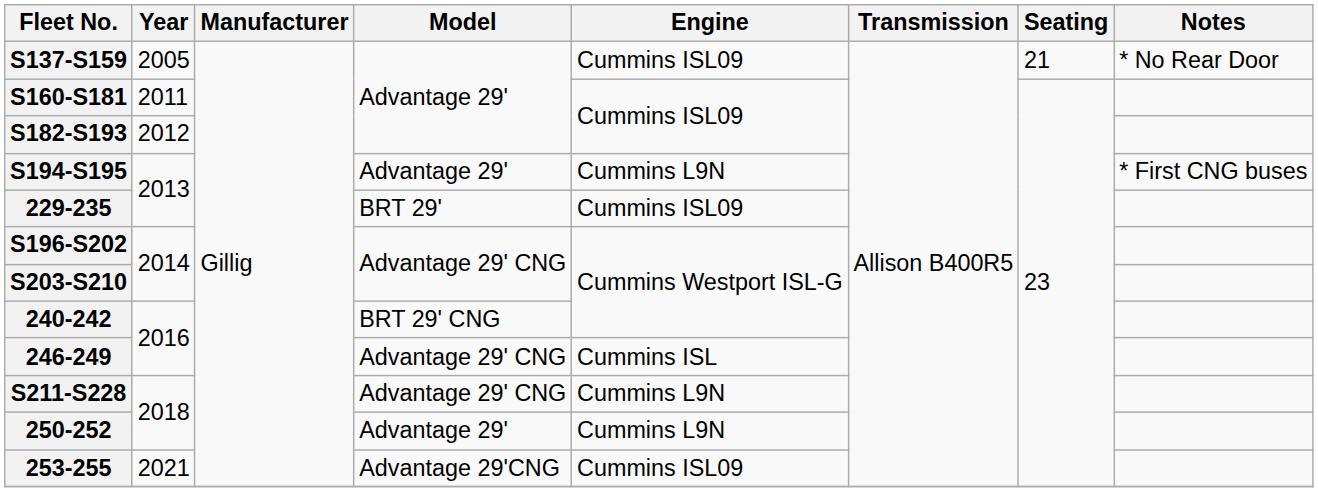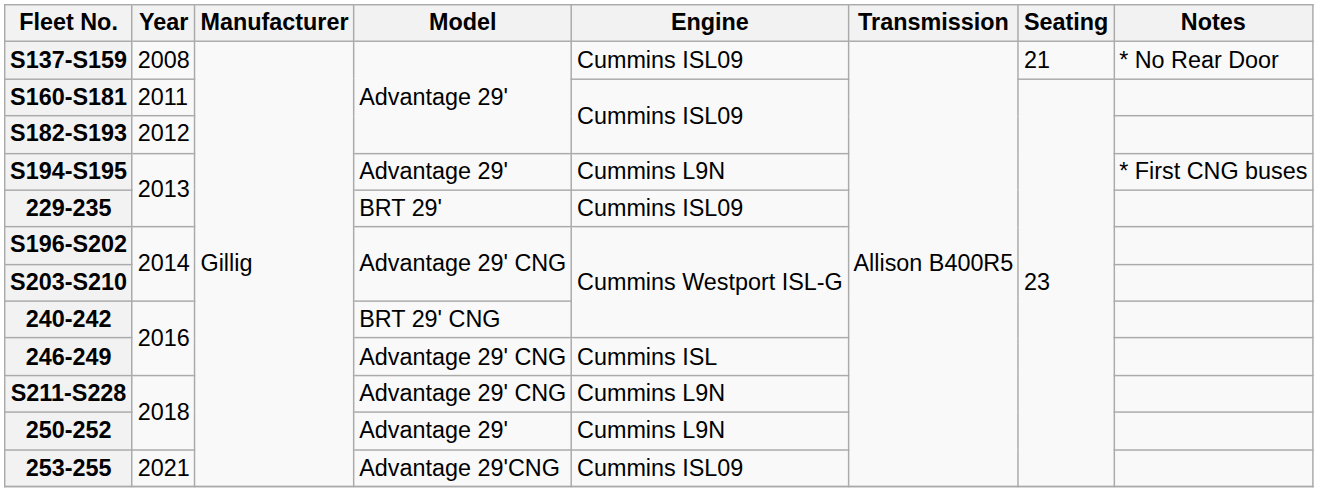(164, 60) 2005 -> (164, 60) 2008
